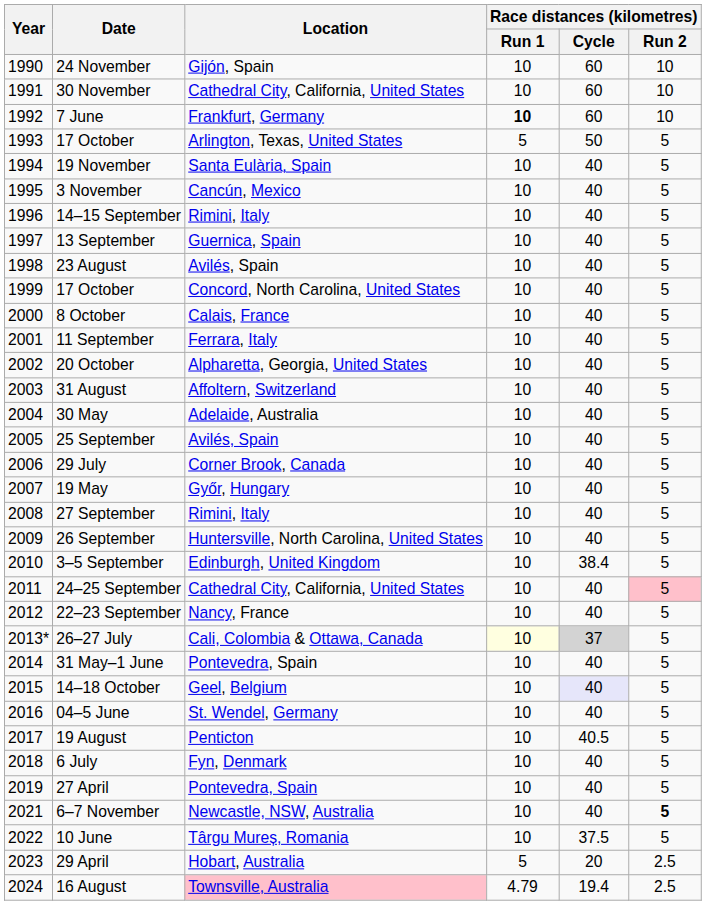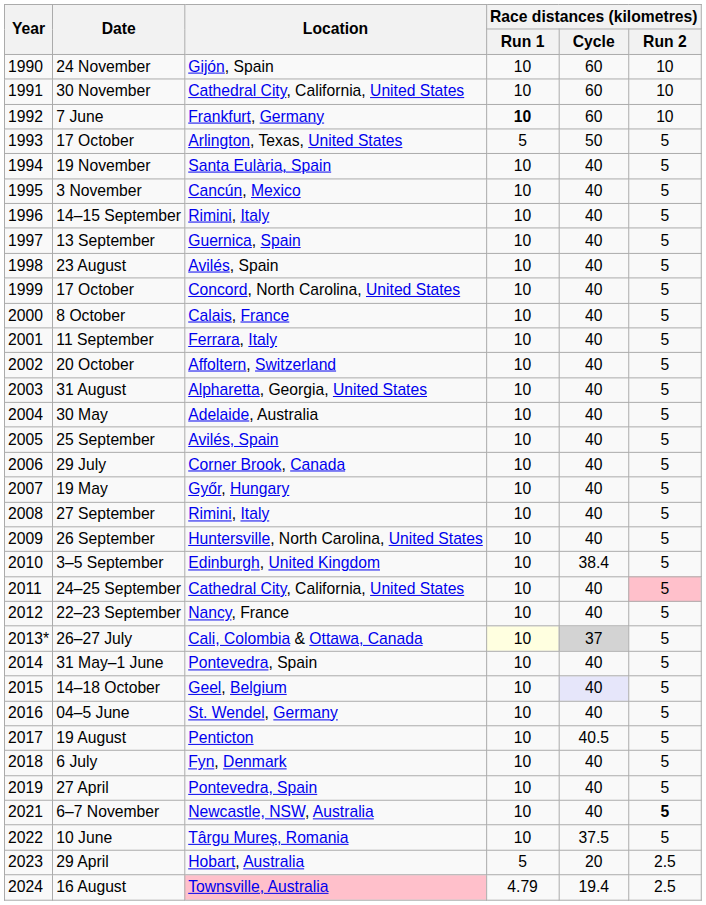(308, 365) Alpharetta, Georgia, United States -> (262, 365) Affoltern, Switzerland
(262, 389) Affoltern, Switzerland -> (308, 389) Alpharetta, Georgia, United States
